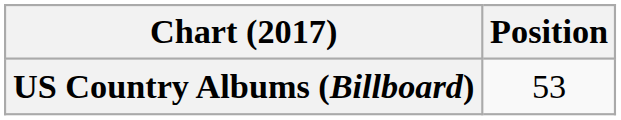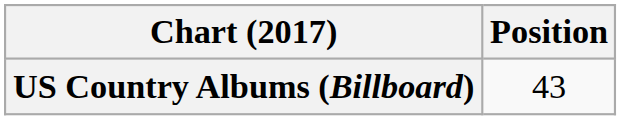(549, 85) 53 -> (549, 85) 43
